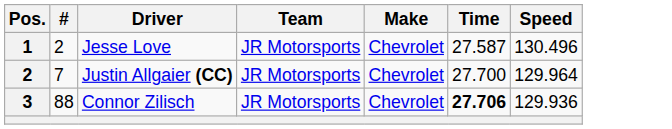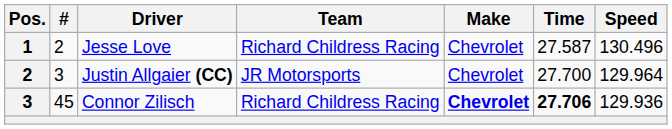(301, 47) JR Motorsports -> (340, 47) Richard Childress Racing
(59, 75) 7 -> (59, 75) 3
(64, 102) 88 -> (64, 102) 45
(301, 102) JR Motorsports -> (340, 102) Richard Childress Racing
(406, 102) normal -> (488, 102) bold
